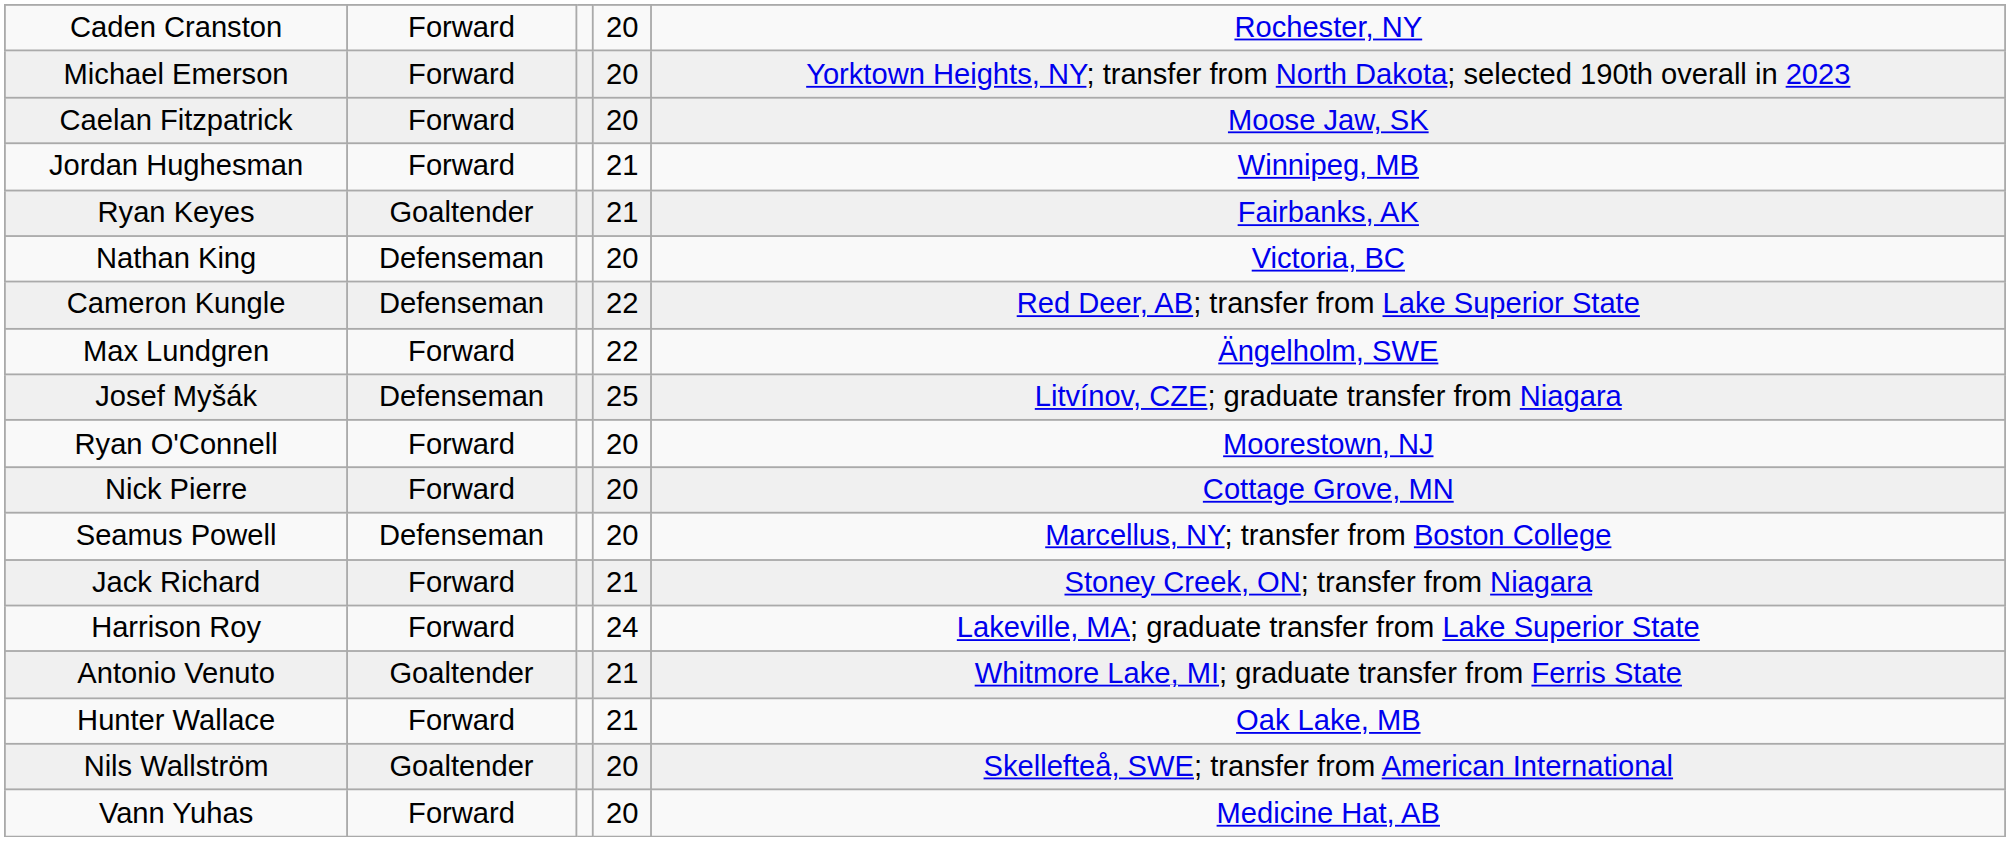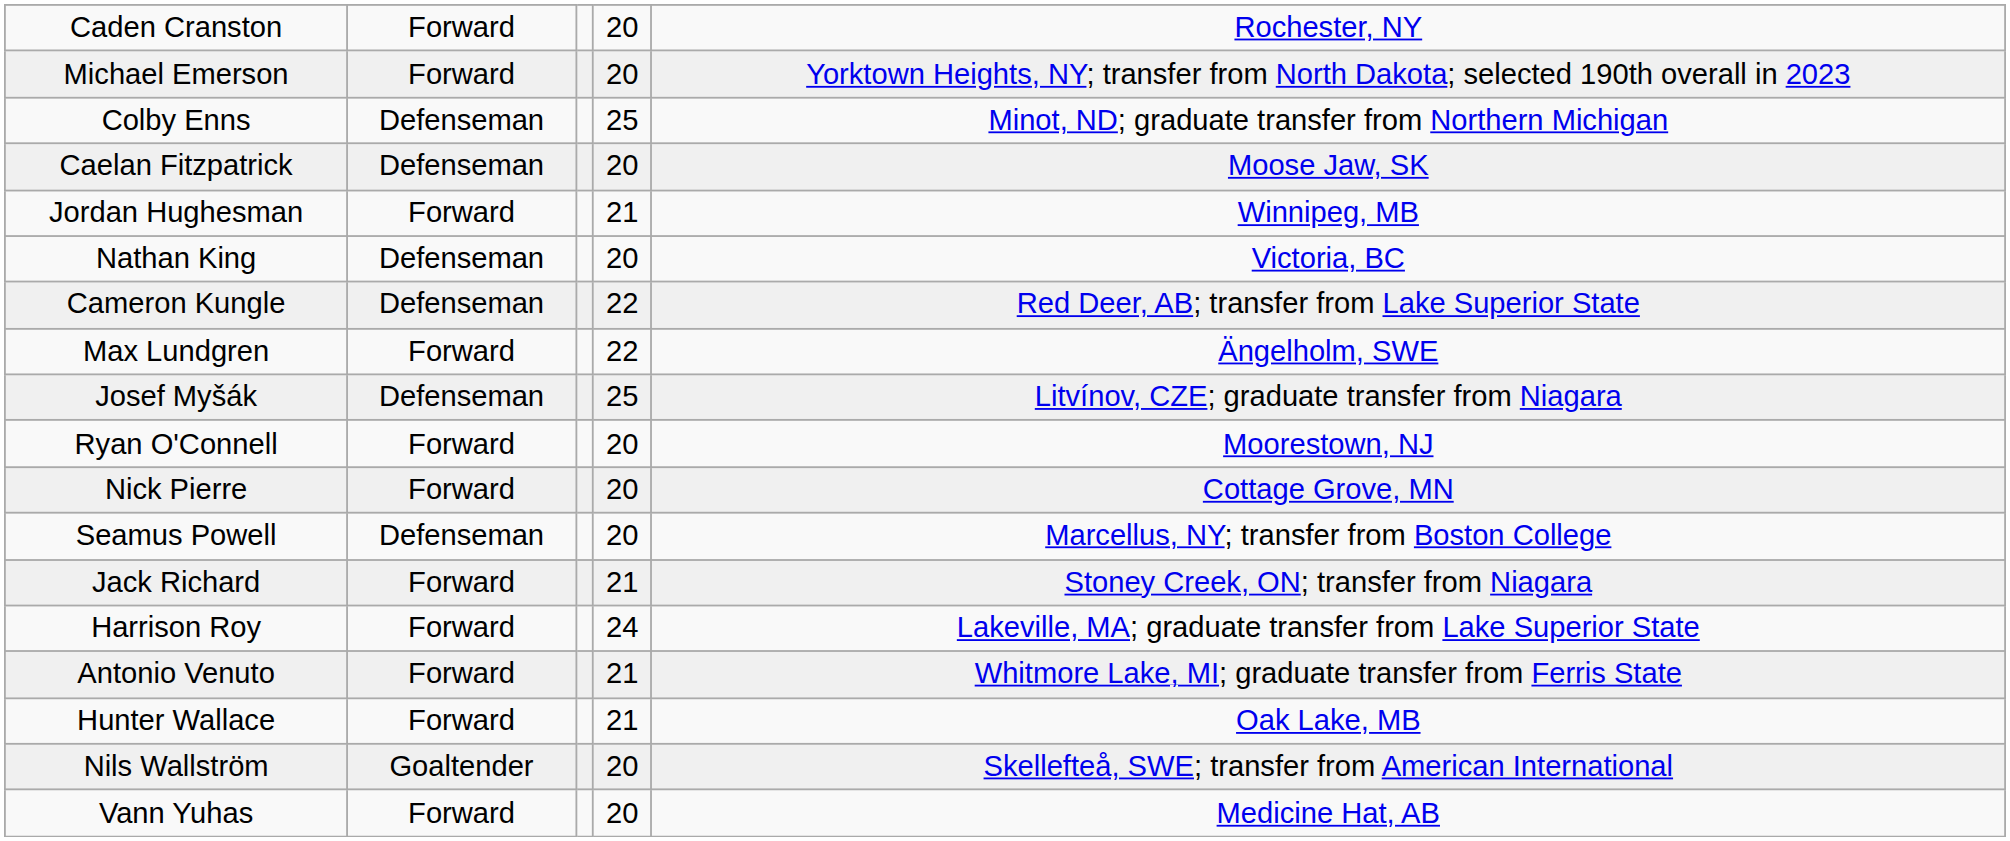+ row: (176, 119)
(462, 119) Forward -> (462, 166) Defenseman
- row: (176, 212)
(462, 674) Goaltender -> (462, 674) Forward
